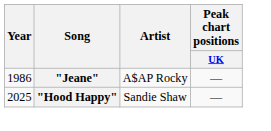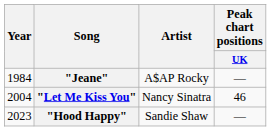(19, 77) 1986 -> (19, 77) 1984
+ row: (87, 97)
(19, 97) 2025 -> (19, 116) 2023
